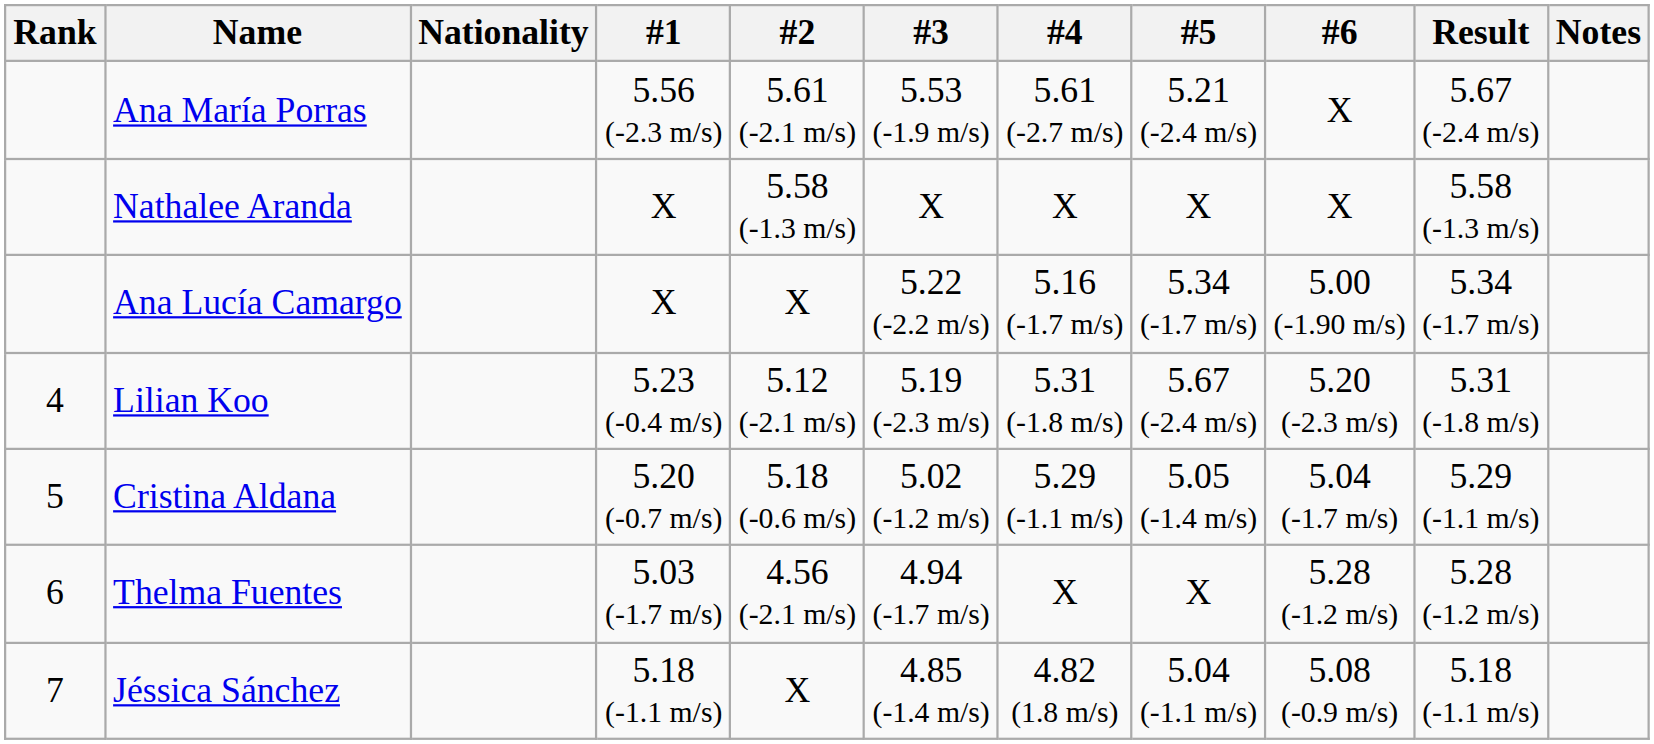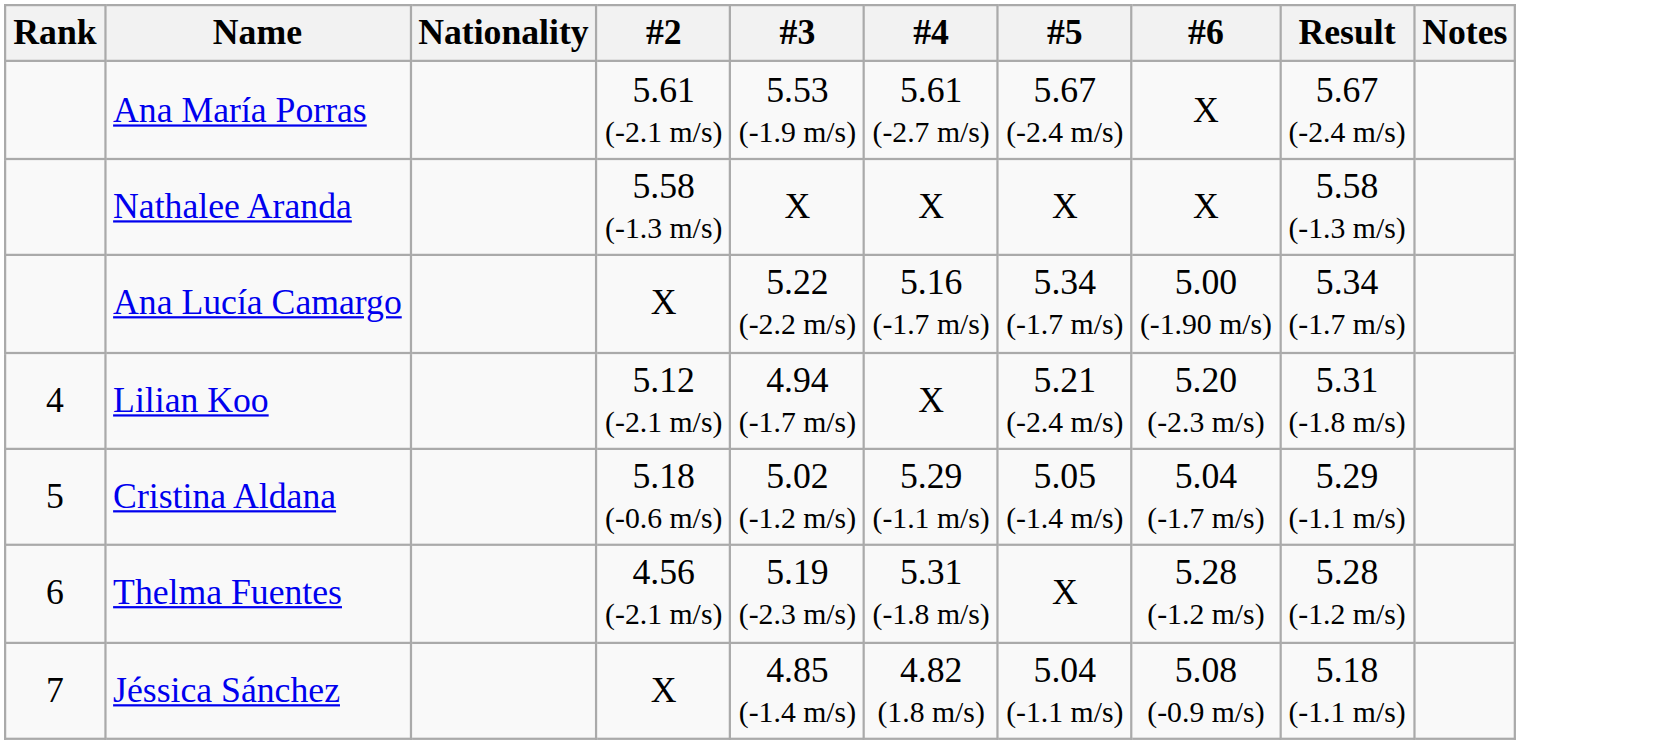- column: (664, 32)
(1199, 109) 5.21 (-2.4 m/s) -> (1065, 109) 5.67 (-2.4 m/s)
(931, 399) 5.19 (-2.3 m/s) -> (797, 399) 4.94 (-1.7 m/s)
(1065, 399) 5.31 (-1.8 m/s) -> (931, 399) X
(1199, 399) 5.67 (-2.4 m/s) -> (1065, 399) 5.21 (-2.4 m/s)
(931, 593) 4.94 (-1.7 m/s) -> (797, 593) 5.19 (-2.3 m/s)
(1065, 593) X -> (931, 593) 5.31 (-1.8 m/s)
